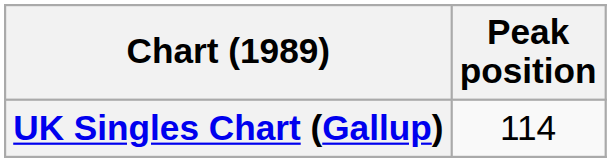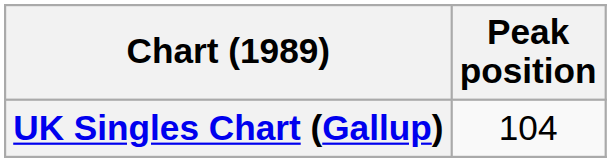(528, 127) 114 -> (528, 127) 104
